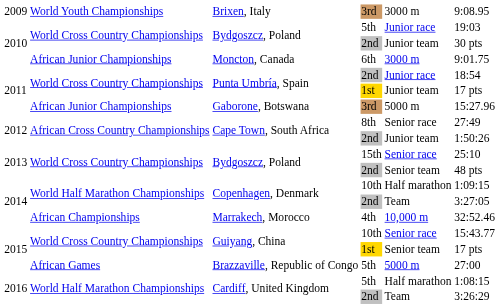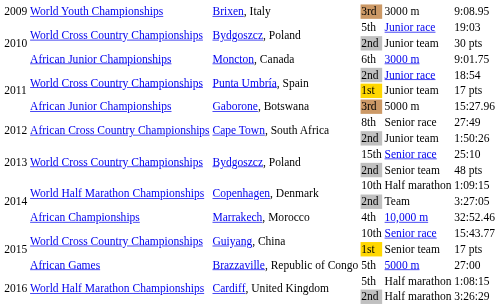(397, 296) Team -> (418, 296) Half marathon
